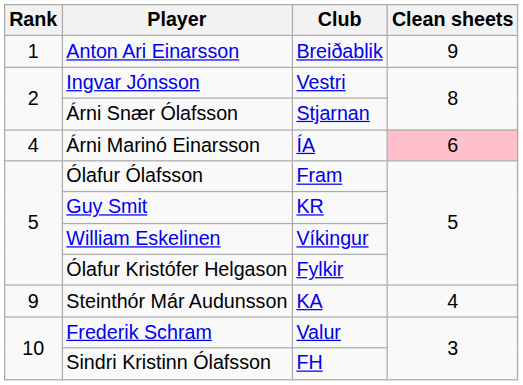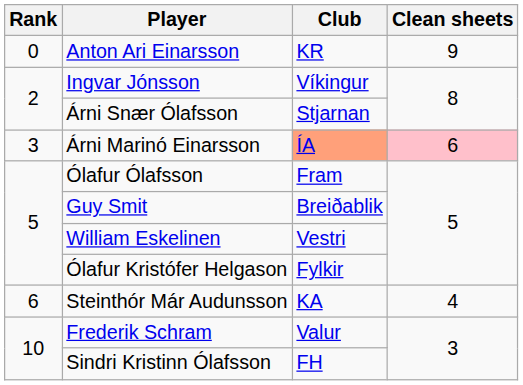(33, 51) 1 -> (33, 51) 0
(340, 51) Breiðablik -> (310, 51) KR
(321, 82) Vestri -> (333, 82) Víkingur
(33, 144) 4 -> (33, 144) 3
(306, 144) no background -> (306, 144) lightsalmon background
(310, 207) KR -> (340, 207) Breiðablik
(333, 238) Víkingur -> (321, 238) Vestri
(33, 301) 9 -> (33, 301) 6
